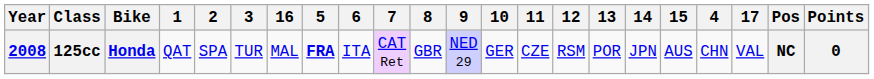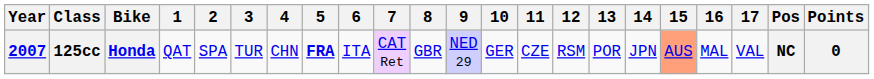columns swapped: (714, 17) <-> (285, 17)
(27, 52) 2008 -> (27, 52) 2007
(678, 52) no background -> (678, 52) lightsalmon background
